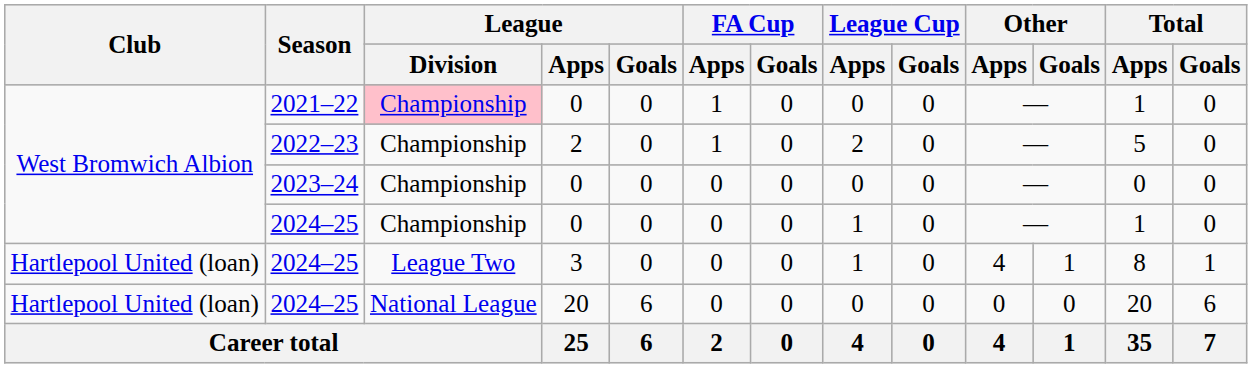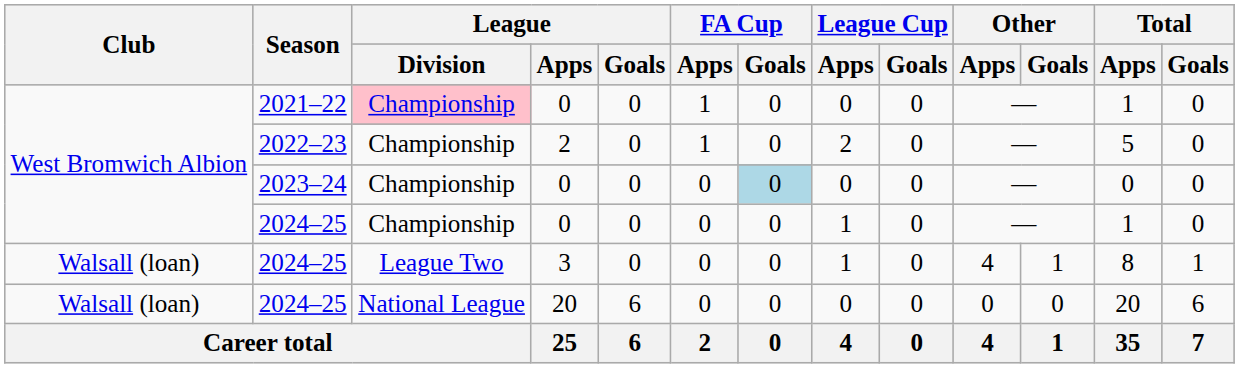(787, 183) no background -> (775, 183) lightblue background
(135, 263) Hartlepool United (loan) -> (129, 263) Walsall (loan)
(135, 303) Hartlepool United (loan) -> (129, 303) Walsall (loan)
